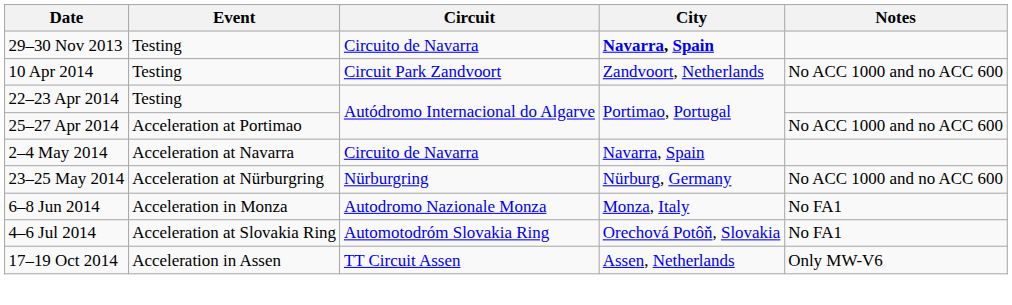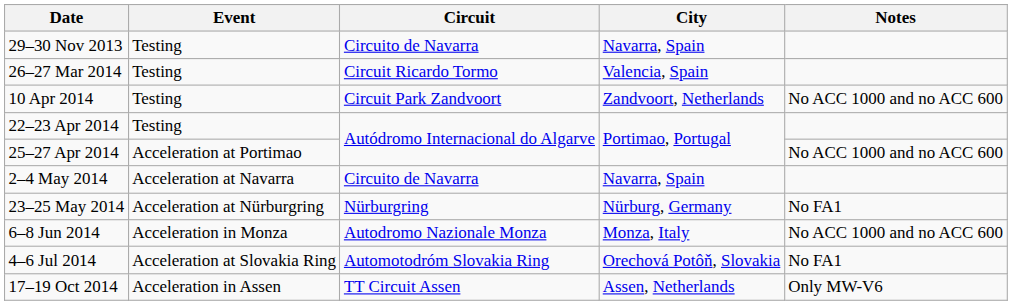(658, 44) bold -> (654, 44) normal
+ row: (65, 71)
(896, 179) No ACC 1000 and no ACC 600 -> (815, 206) No FA1
(815, 206) No FA1 -> (896, 233) No ACC 1000 and no ACC 600
